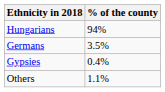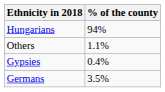rows swapped: (25, 45) <-> (21, 78)
